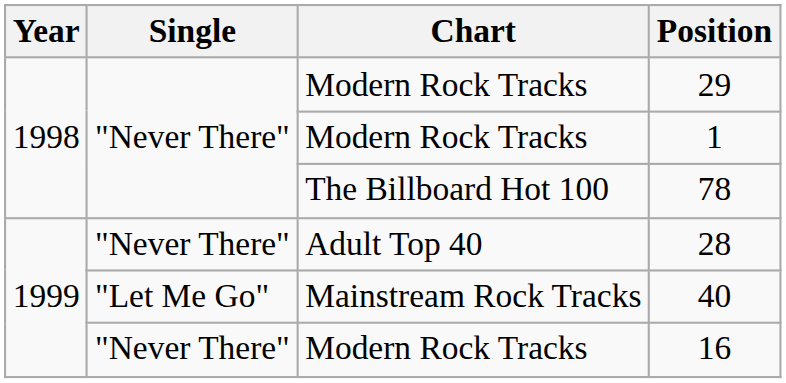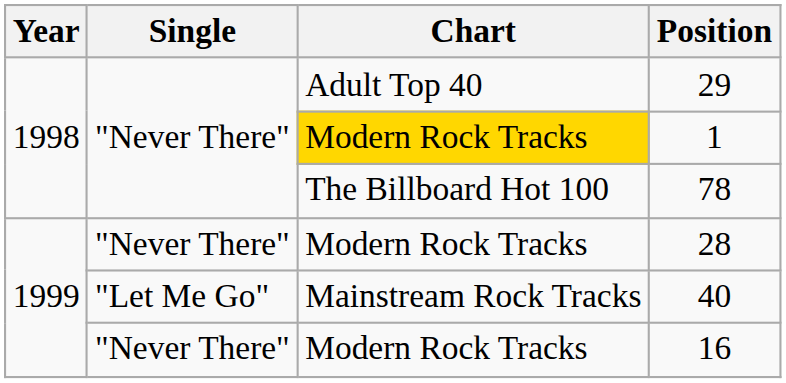(446, 84) Modern Rock Tracks -> (394, 84) Adult Top 40
(446, 137) no background -> (446, 137) gold background
(394, 243) Adult Top 40 -> (446, 243) Modern Rock Tracks
